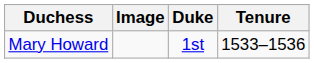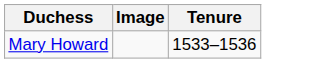- column: (193, 17)
